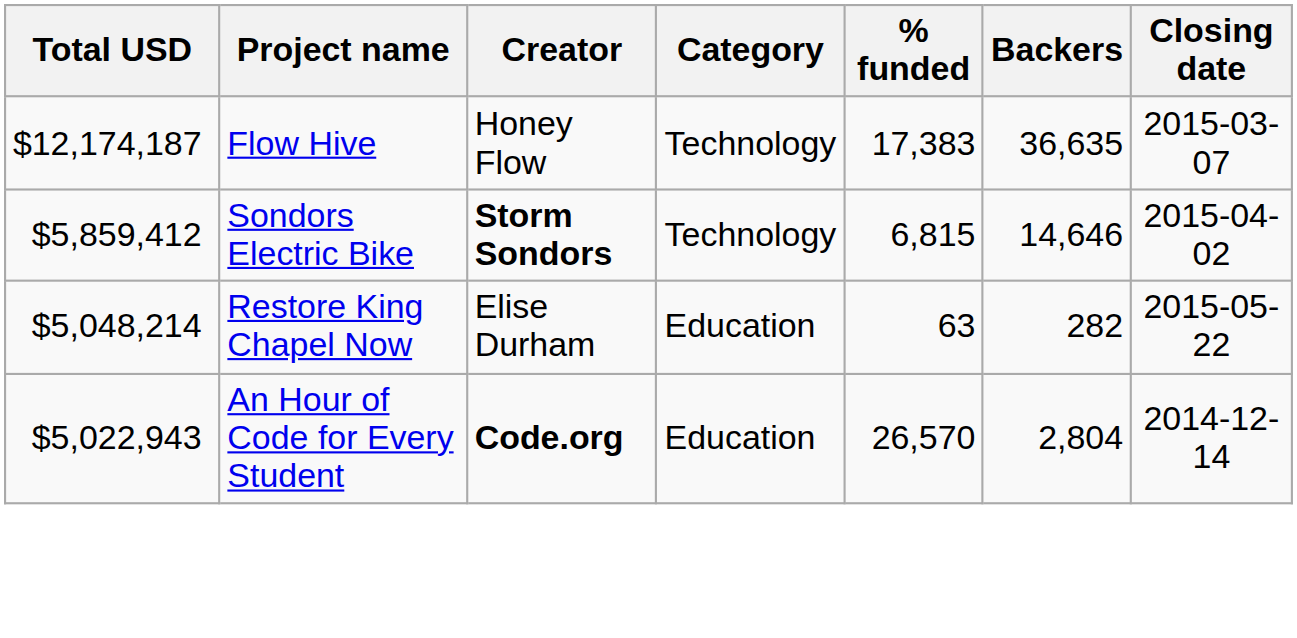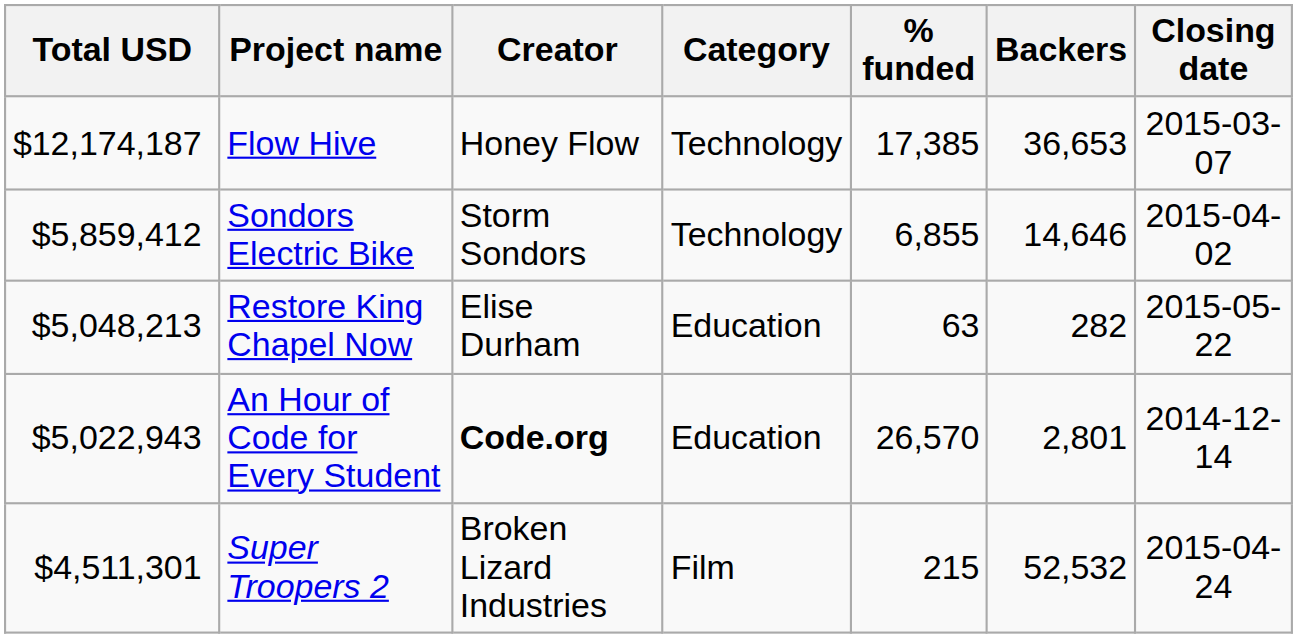(924, 142) 17,383 -> (928, 142) 17,385
(1071, 142) 36,635 -> (1075, 142) 36,653
(543, 234) bold -> (523, 234) normal
(933, 234) 6,815 -> (937, 234) 6,855
(117, 326) $5,048,214 -> (117, 326) $5,048,213
(1081, 437) 2,804 -> (1085, 437) 2,801
+ row: (308, 567)
